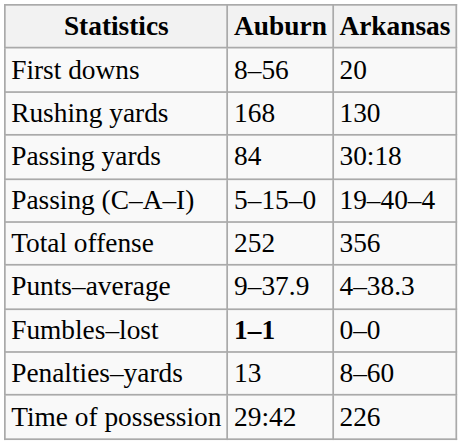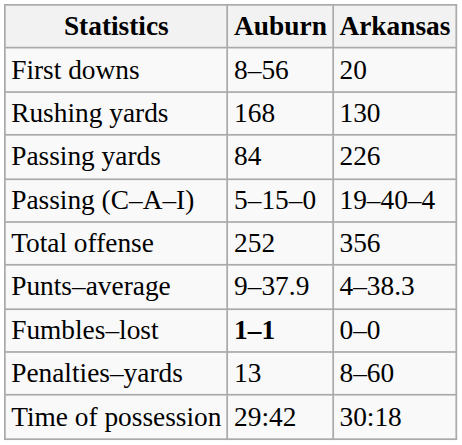(371, 156) 30:18 -> (360, 156) 226
(360, 416) 226 -> (371, 416) 30:18
